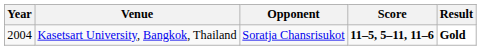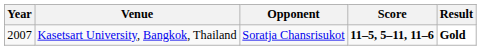(20, 35) 2004 -> (20, 35) 2007
